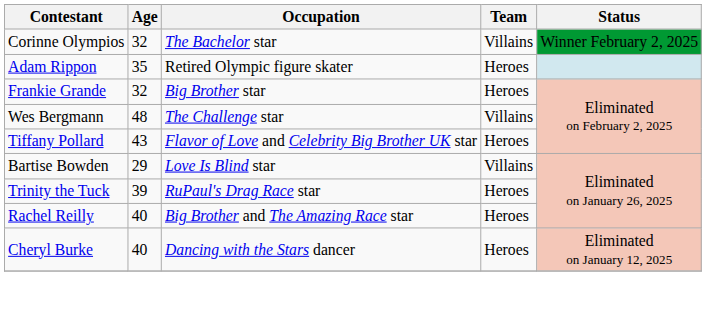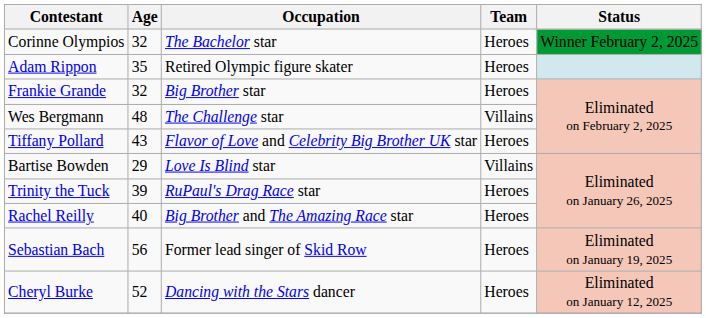(509, 41) Villains -> (507, 41) Heroes
+ row: (56, 249)
(139, 249) 40 -> (139, 292) 52
